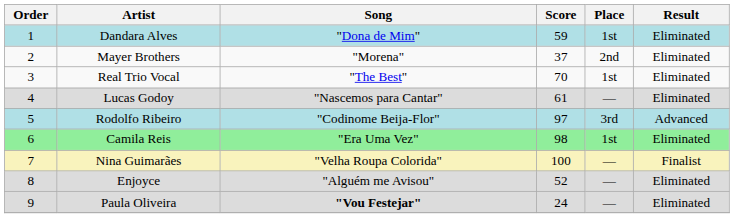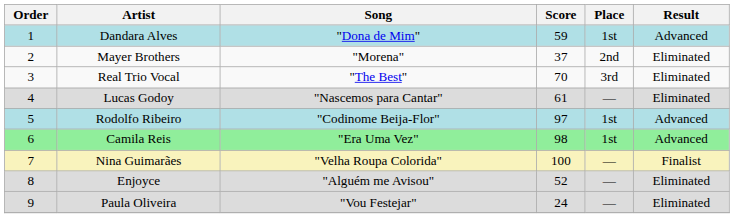(681, 35) Eliminated -> (681, 35) Advanced
(609, 77) 1st -> (609, 77) 3rd
(609, 118) 3rd -> (609, 118) 1st
(681, 139) Eliminated -> (681, 139) Advanced
(378, 202) bold -> (378, 202) normal
